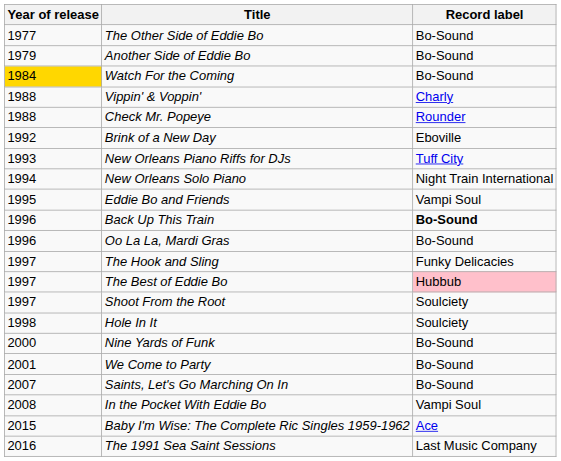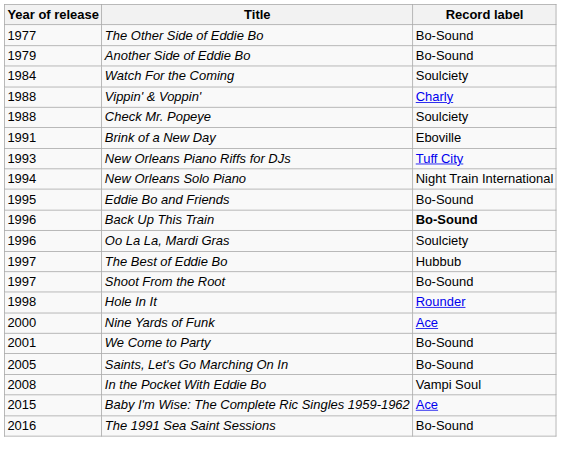(22, 76) gold background -> (22, 76) no background
(445, 76) Bo-Sound -> (442, 76) Soulciety
(441, 117) Rounder -> (442, 117) Soulciety
(22, 138) 1992 -> (22, 138) 1991
(448, 199) Vampi Soul -> (445, 199) Bo-Sound
(445, 240) Bo-Sound -> (442, 240) Soulciety
- row: (162, 261)
(438, 281) pink background -> (438, 261) no background
(442, 302) Soulciety -> (445, 281) Bo-Sound
(442, 323) Soulciety -> (441, 302) Rounder
(445, 343) Bo-Sound -> (427, 323) Ace
(22, 384) 2007 -> (22, 364) 2005
(476, 446) Last Music Company -> (445, 425) Bo-Sound
